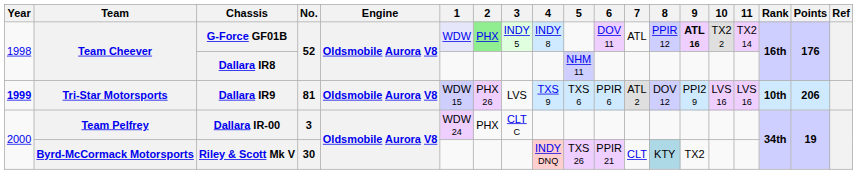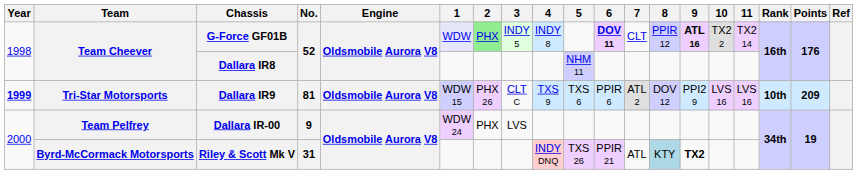(609, 37) normal -> (609, 37) bold
(637, 37) ATL -> (637, 37) CLT
(517, 96) LVS -> (517, 96) CLT C
(810, 96) 206 -> (810, 96) 209
(309, 125) 3 -> (309, 125) 9
(517, 125) CLT C -> (517, 125) LVS
(309, 155) 30 -> (309, 155) 31
(637, 155) CLT -> (637, 155) ATL
(695, 155) normal -> (695, 155) bold
